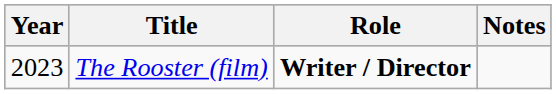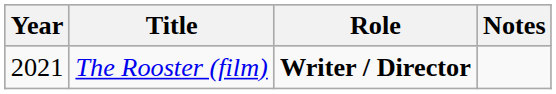(37, 66) 2023 -> (37, 66) 2021
